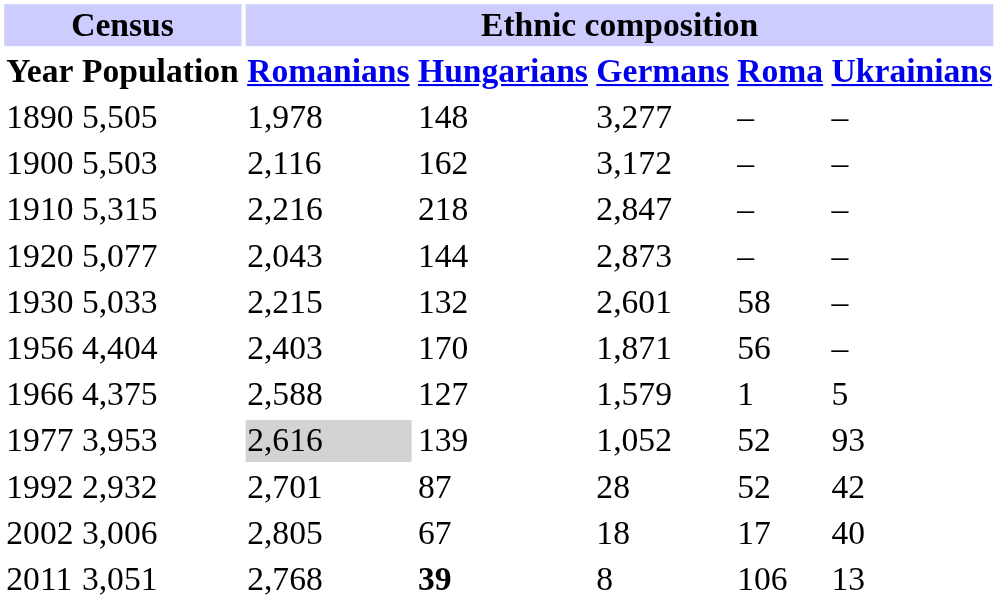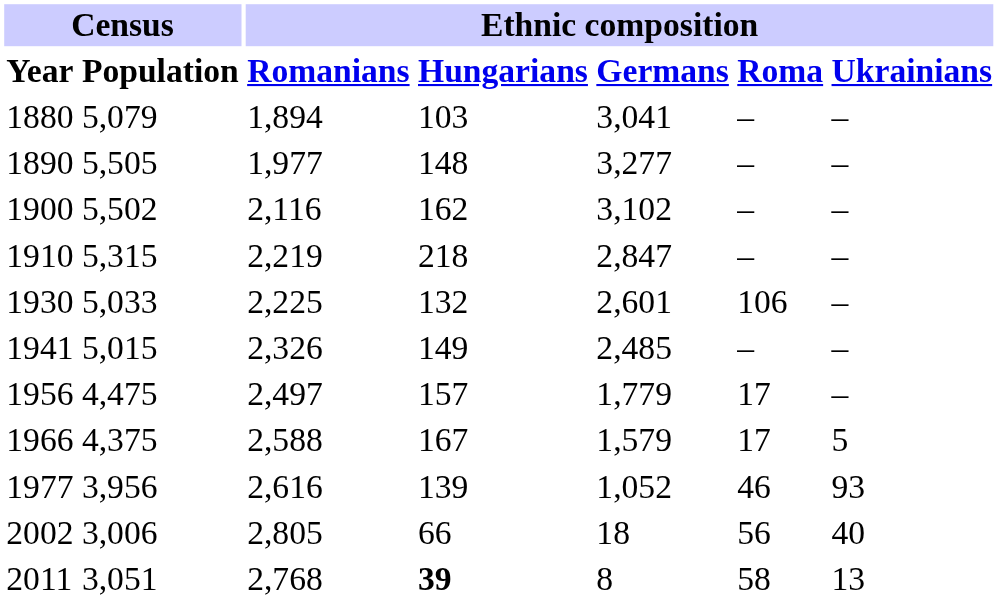+ row: (40, 117)
(285, 117) 1,978 -> (285, 163) 1,977
(120, 163) 5,503 -> (120, 209) 5,502
(634, 163) 3,172 -> (634, 209) 3,102
(285, 209) 2,216 -> (285, 255) 2,219
- row: (40, 255)
(285, 301) 2,215 -> (285, 301) 2,225
(754, 301) 58 -> (762, 301) 106
+ row: (40, 348)
(120, 348) 4,404 -> (120, 394) 4,475
(285, 348) 2,403 -> (285, 394) 2,497
(443, 348) 170 -> (443, 394) 157
(634, 348) 1,871 -> (634, 394) 1,779
(754, 348) 56 -> (754, 394) 17
(443, 394) 127 -> (443, 440) 167
(746, 394) 1 -> (754, 440) 17
(120, 440) 3,953 -> (120, 486) 3,956
(285, 440) lightgrey background -> (285, 486) no background
(754, 440) 52 -> (754, 486) 46
- row: (40, 486)
(435, 532) 67 -> (435, 532) 66
(754, 532) 17 -> (754, 532) 56
(762, 579) 106 -> (754, 579) 58
